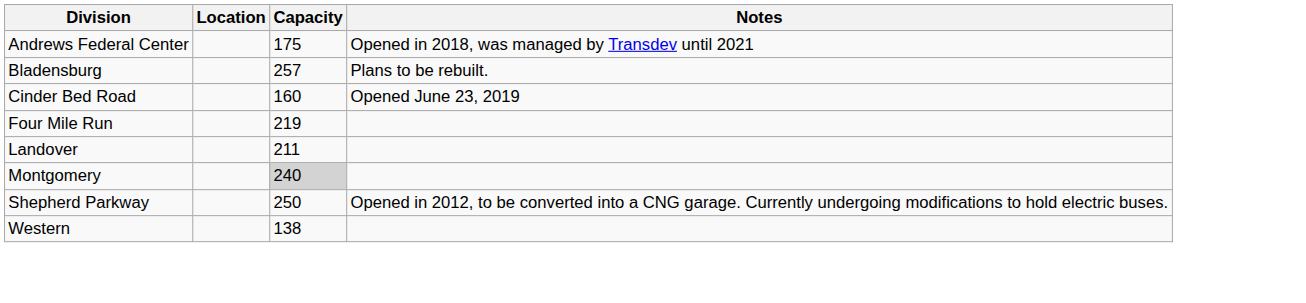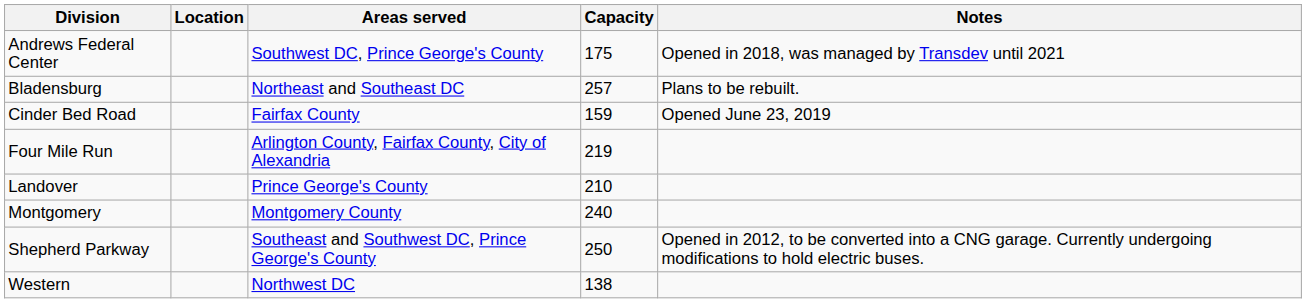+ column: (414, 17)
(287, 96) 160 -> (598, 115) 159
(287, 149) 211 -> (598, 187) 210
(287, 176) lightgrey background -> (598, 213) no background
